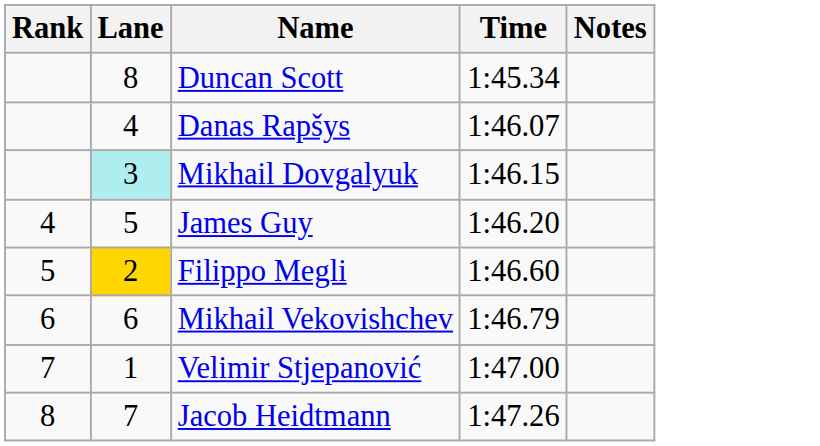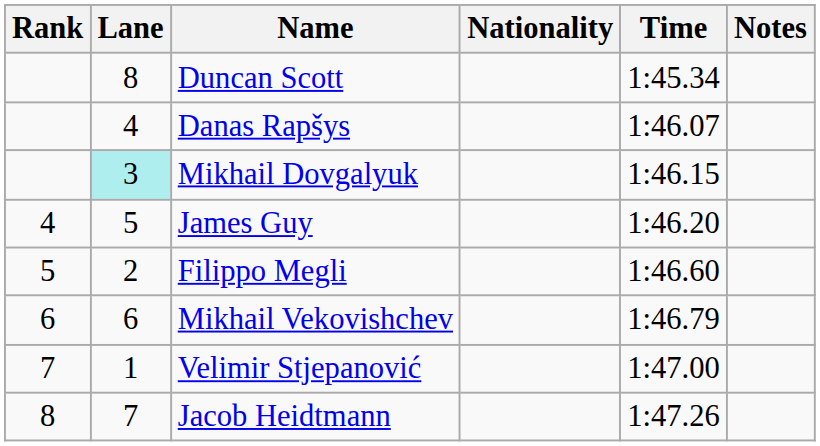+ column: (540, 28)
(131, 271) gold background -> (131, 271) no background
